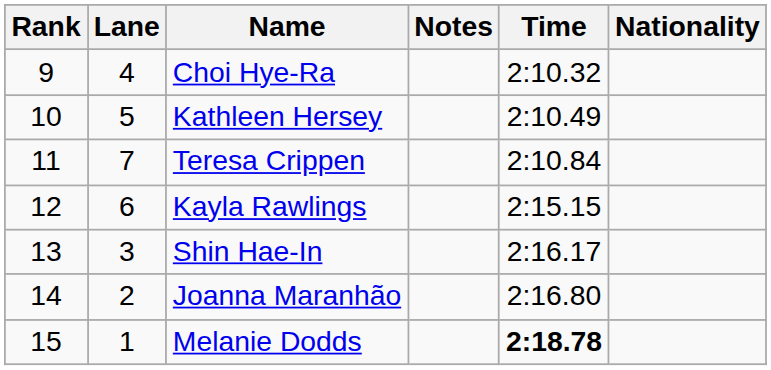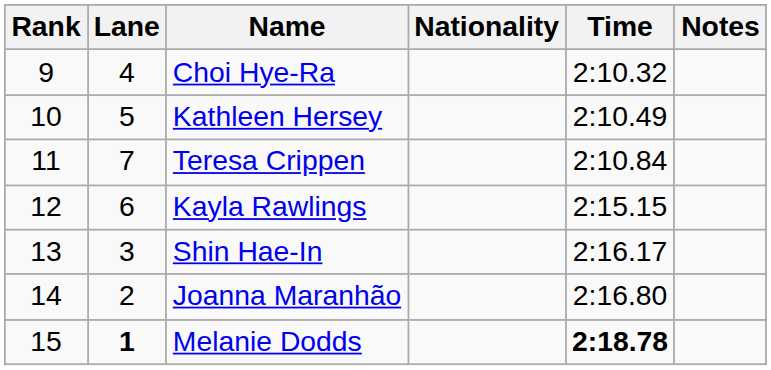columns swapped: (687, 26) <-> (454, 26)
(127, 341) normal -> (127, 341) bold
